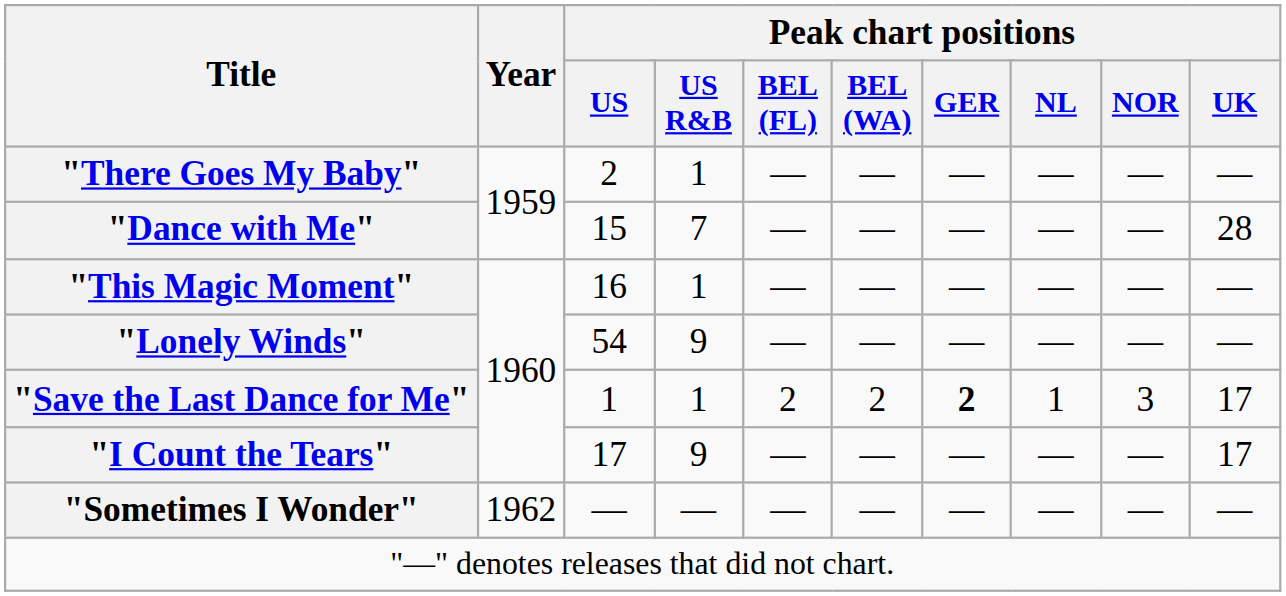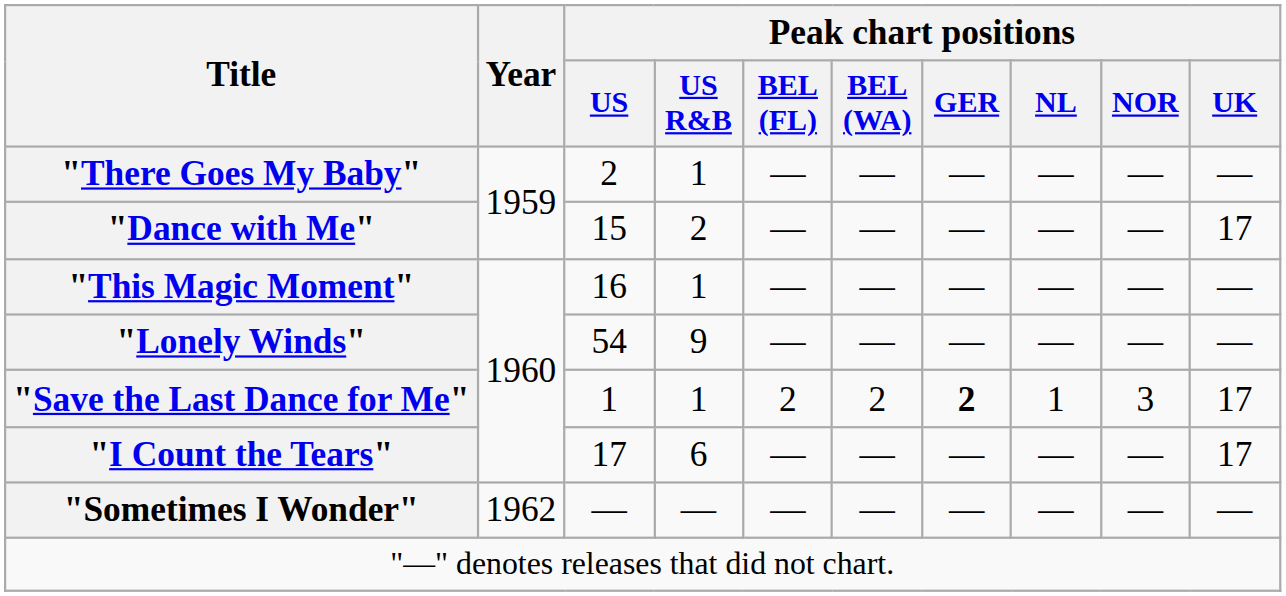(698, 229) 7 -> (698, 229) 2
(1235, 229) 28 -> (1235, 229) 17
(698, 453) 9 -> (698, 453) 6
